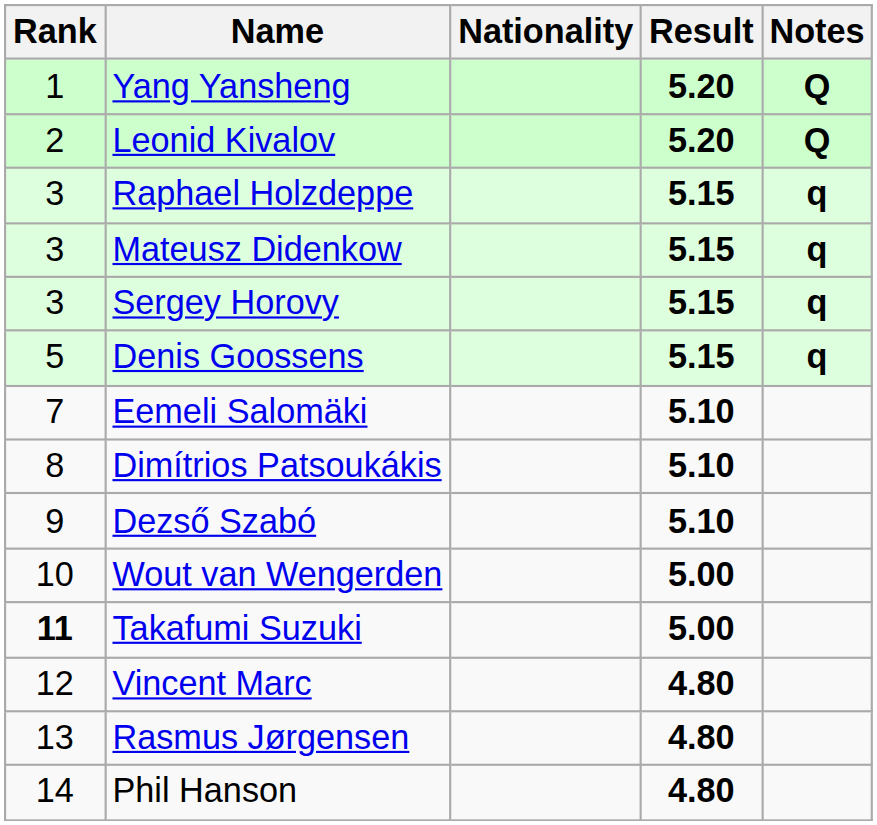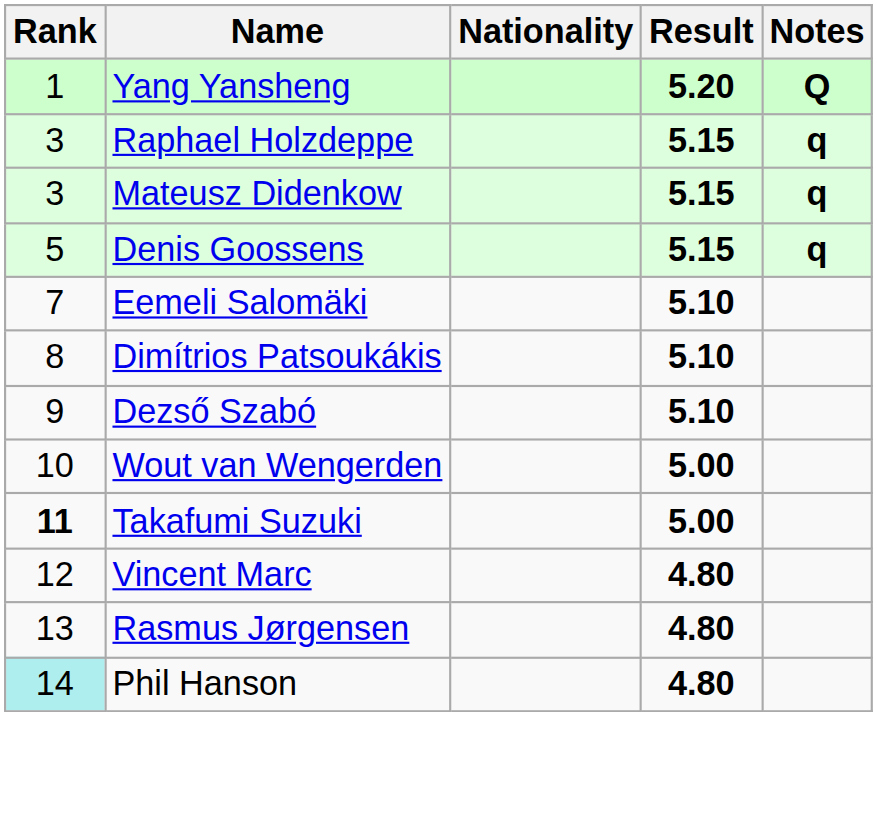- row: (224, 140)
- row: (226, 303)
(55, 791) no background -> (55, 683) paleturquoise background
